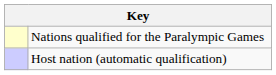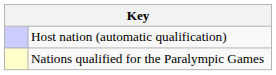rows swapped: (148, 37) <-> (129, 59)
